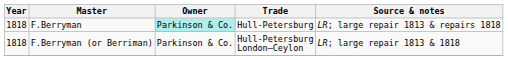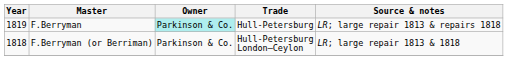(17, 25) 1818 -> (17, 25) 1819
